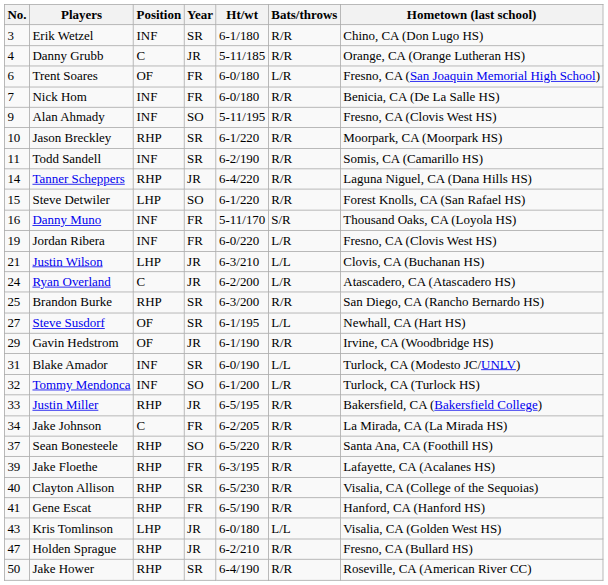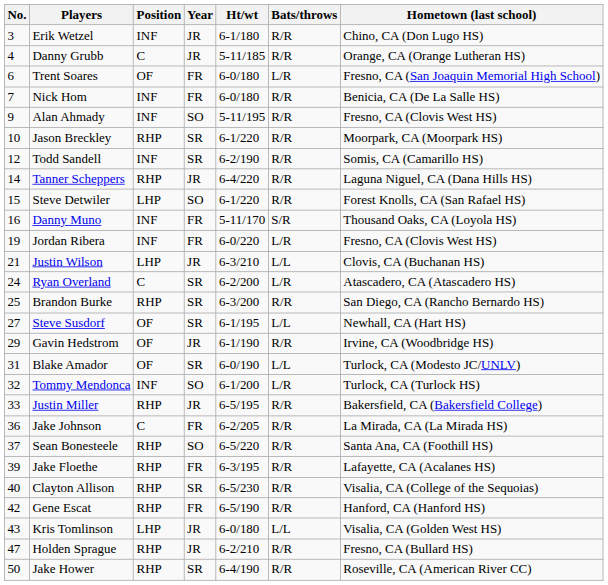(195, 35) SR -> (194, 35) JR
(14, 158) 11 -> (14, 158) 12
(194, 281) JR -> (195, 281) SR
(147, 364) INF -> (145, 364) OF
(14, 425) 34 -> (14, 425) 36
(14, 508) 41 -> (14, 508) 42
